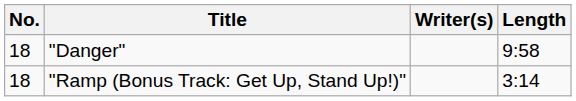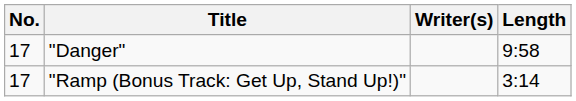(20, 50) 18 -> (20, 50) 17
(20, 80) 18 -> (20, 80) 17
